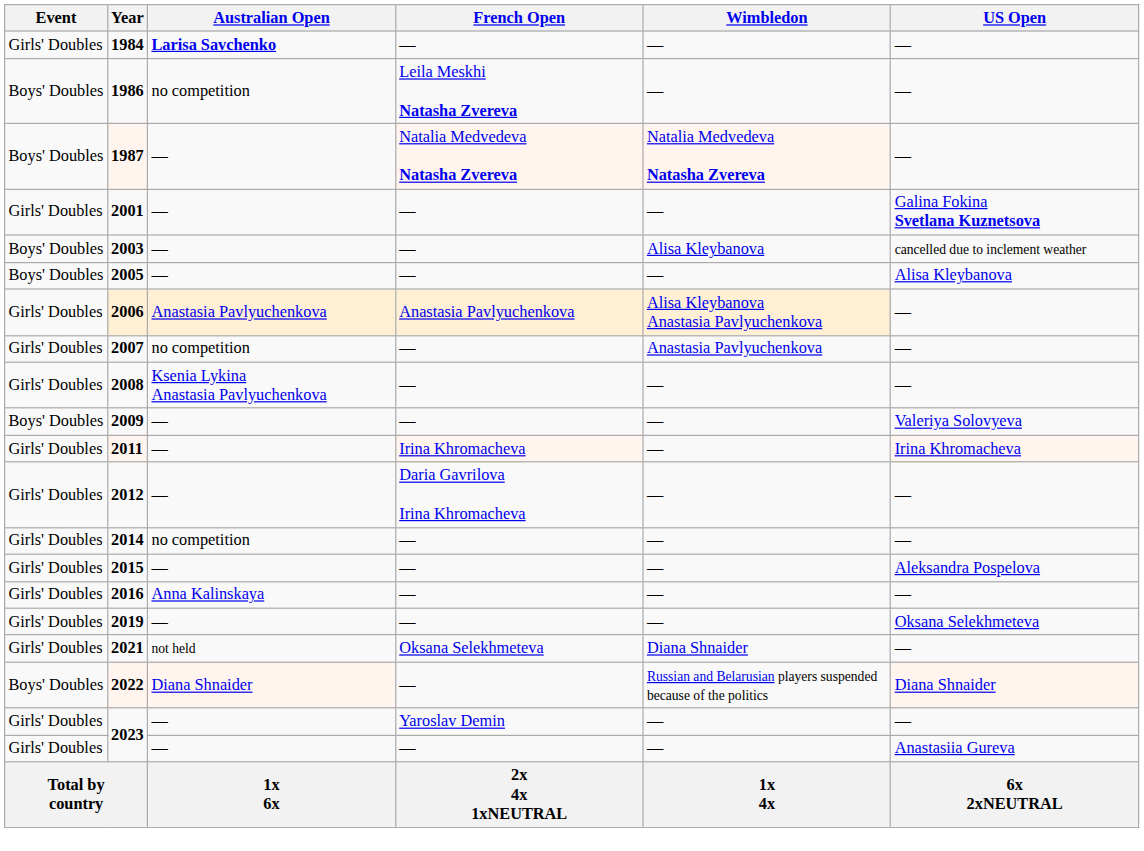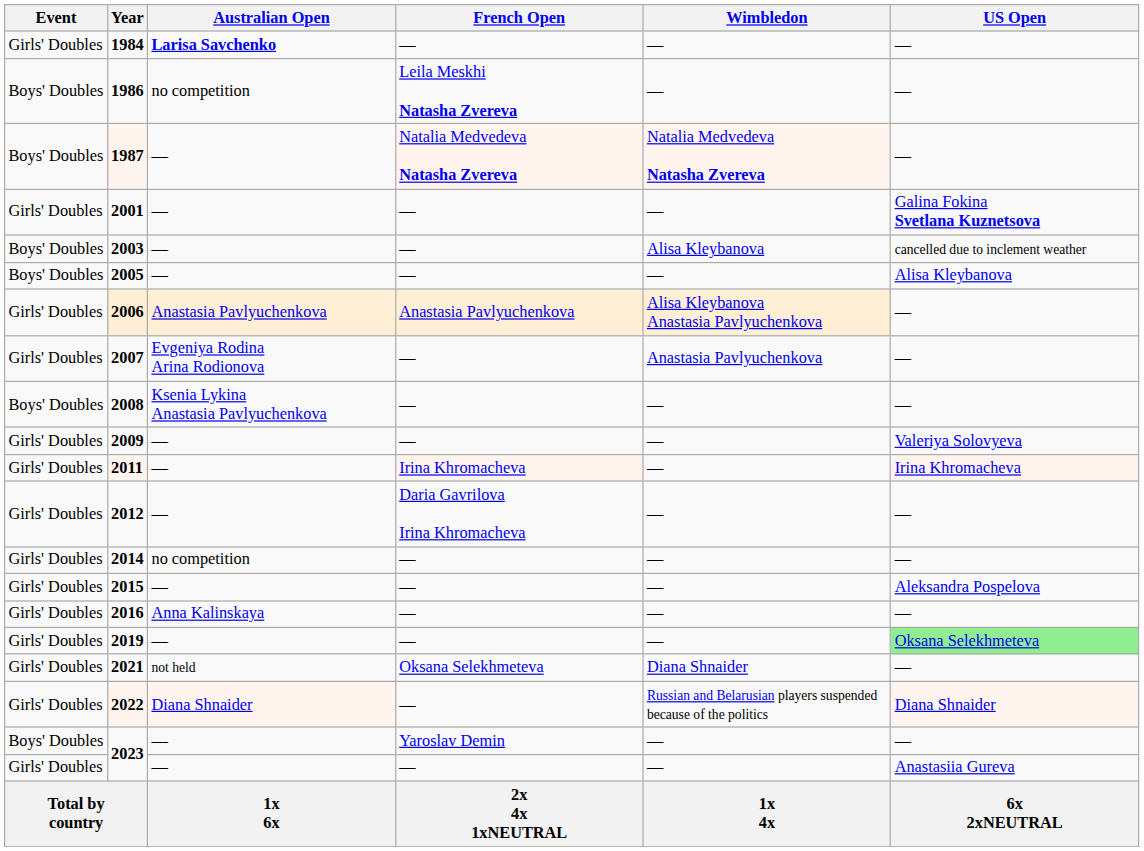(201, 348) no competition -> (208, 357) Evgeniya Rodina Arina Rodionova
(55, 384) Girls' Doubles -> (56, 403) Boys' Doubles
(56, 421) Boys' Doubles -> (55, 440) Girls' Doubles
(967, 621) no background -> (967, 640) lightgreen background
(56, 684) Boys' Doubles -> (55, 703) Girls' Doubles
(55, 721) Girls' Doubles -> (56, 740) Boys' Doubles
